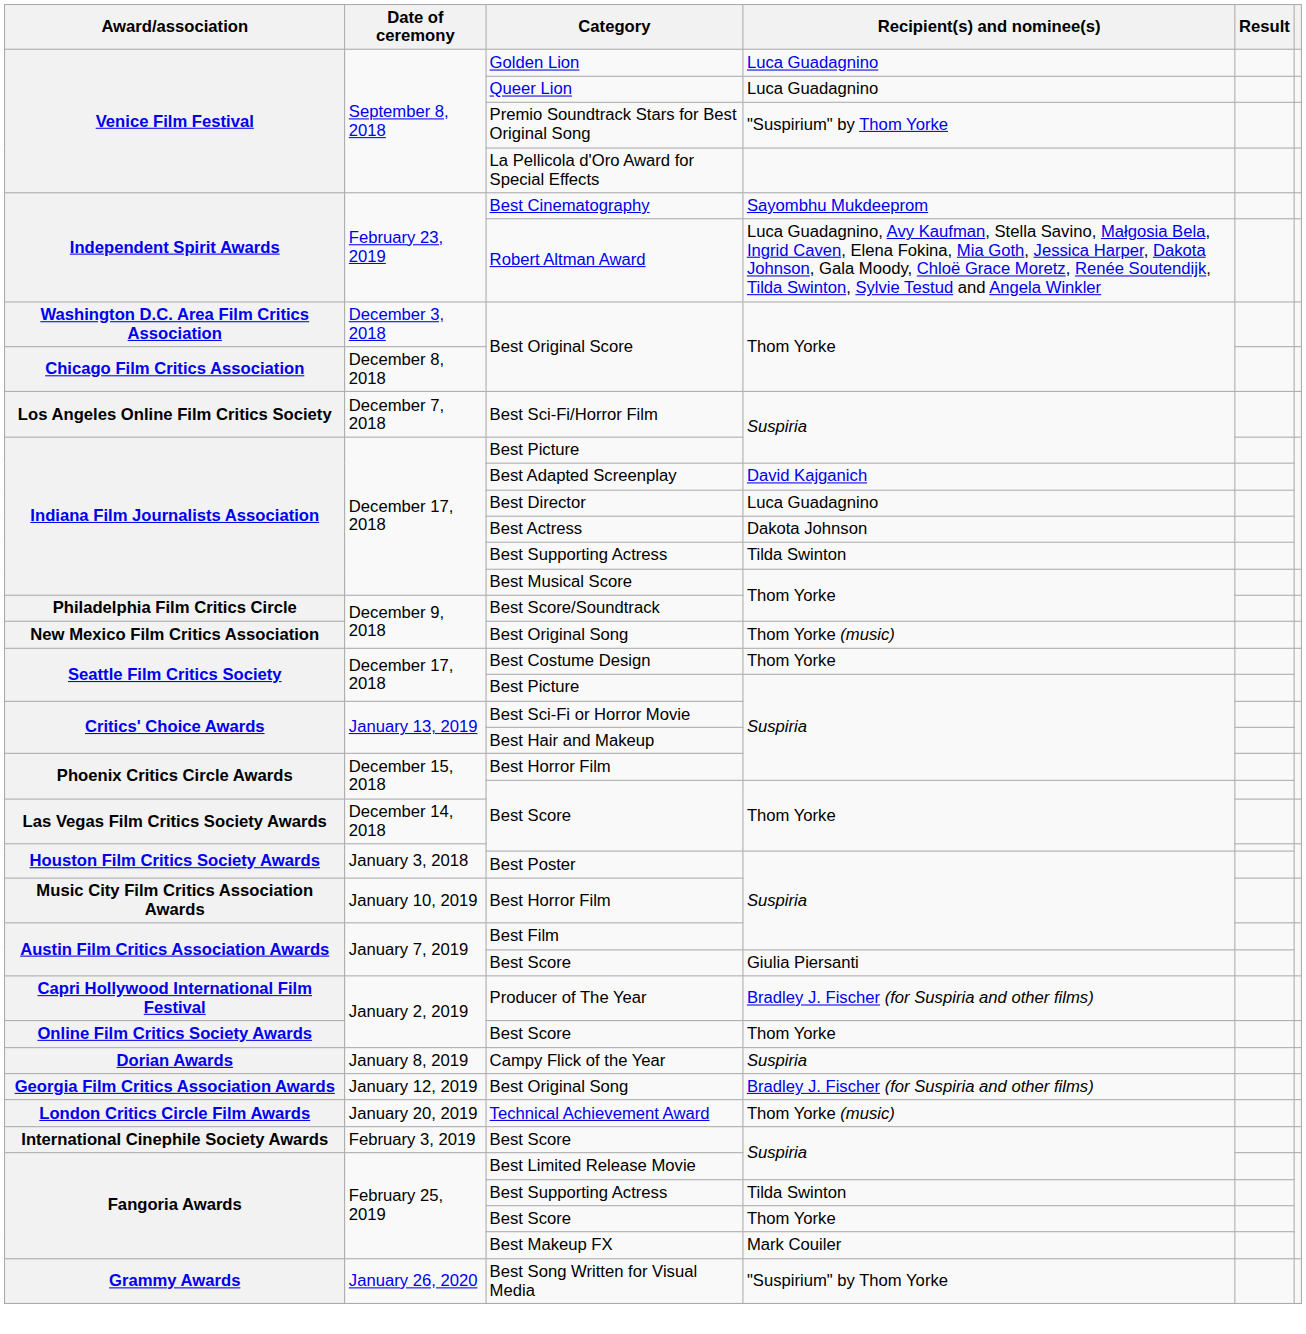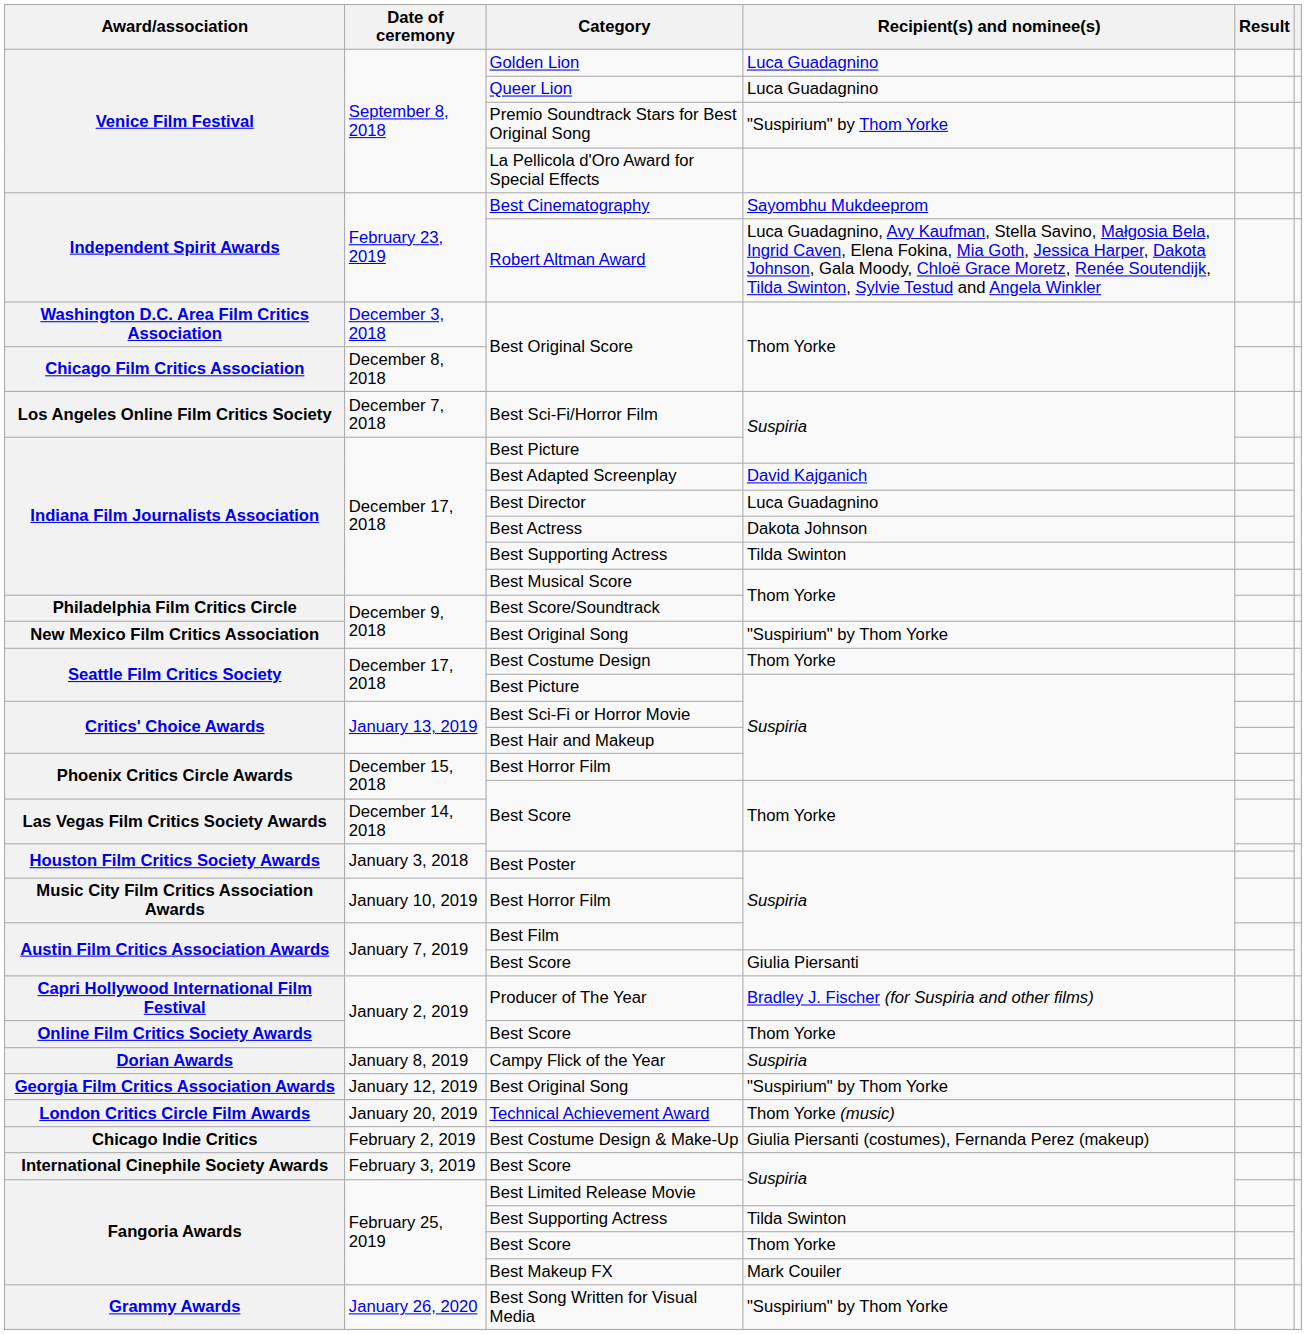(821, 634) Thom Yorke (music) -> (847, 634) "Suspirium" by Thom Yorke
(920, 1086) Bradley J. Fischer (for Suspiria and other films) -> (847, 1086) "Suspirium" by Thom Yorke
+ row: (175, 1139)
